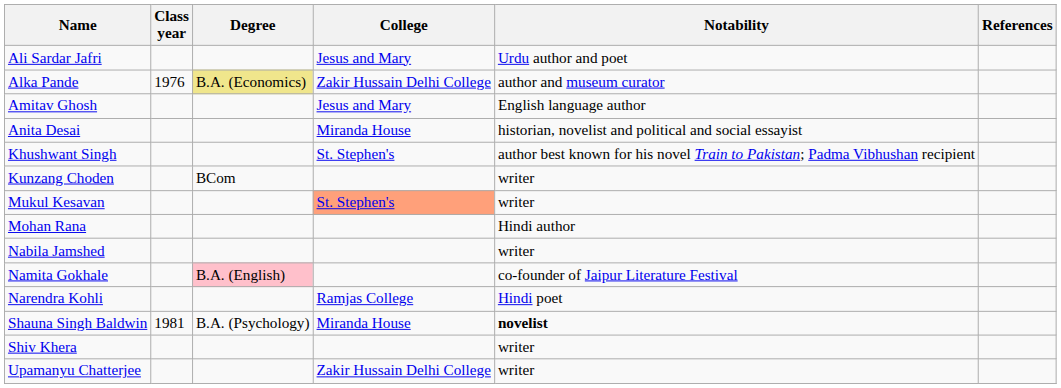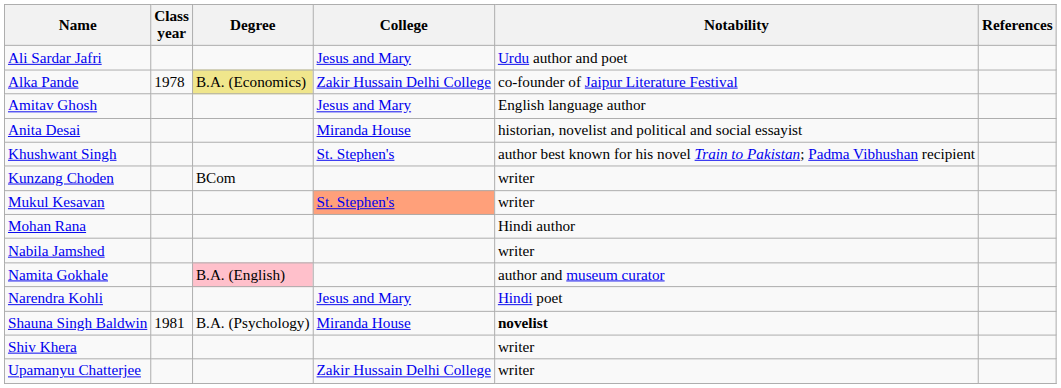(170, 81) 1976 -> (170, 81) 1978
(581, 81) author and museum curator -> (618, 81) co-founder of Jaipur Literature Festival
(618, 274) co-founder of Jaipur Literature Festival -> (581, 274) author and museum curator
(365, 298) Ramjas College -> (364, 298) Jesus and Mary
